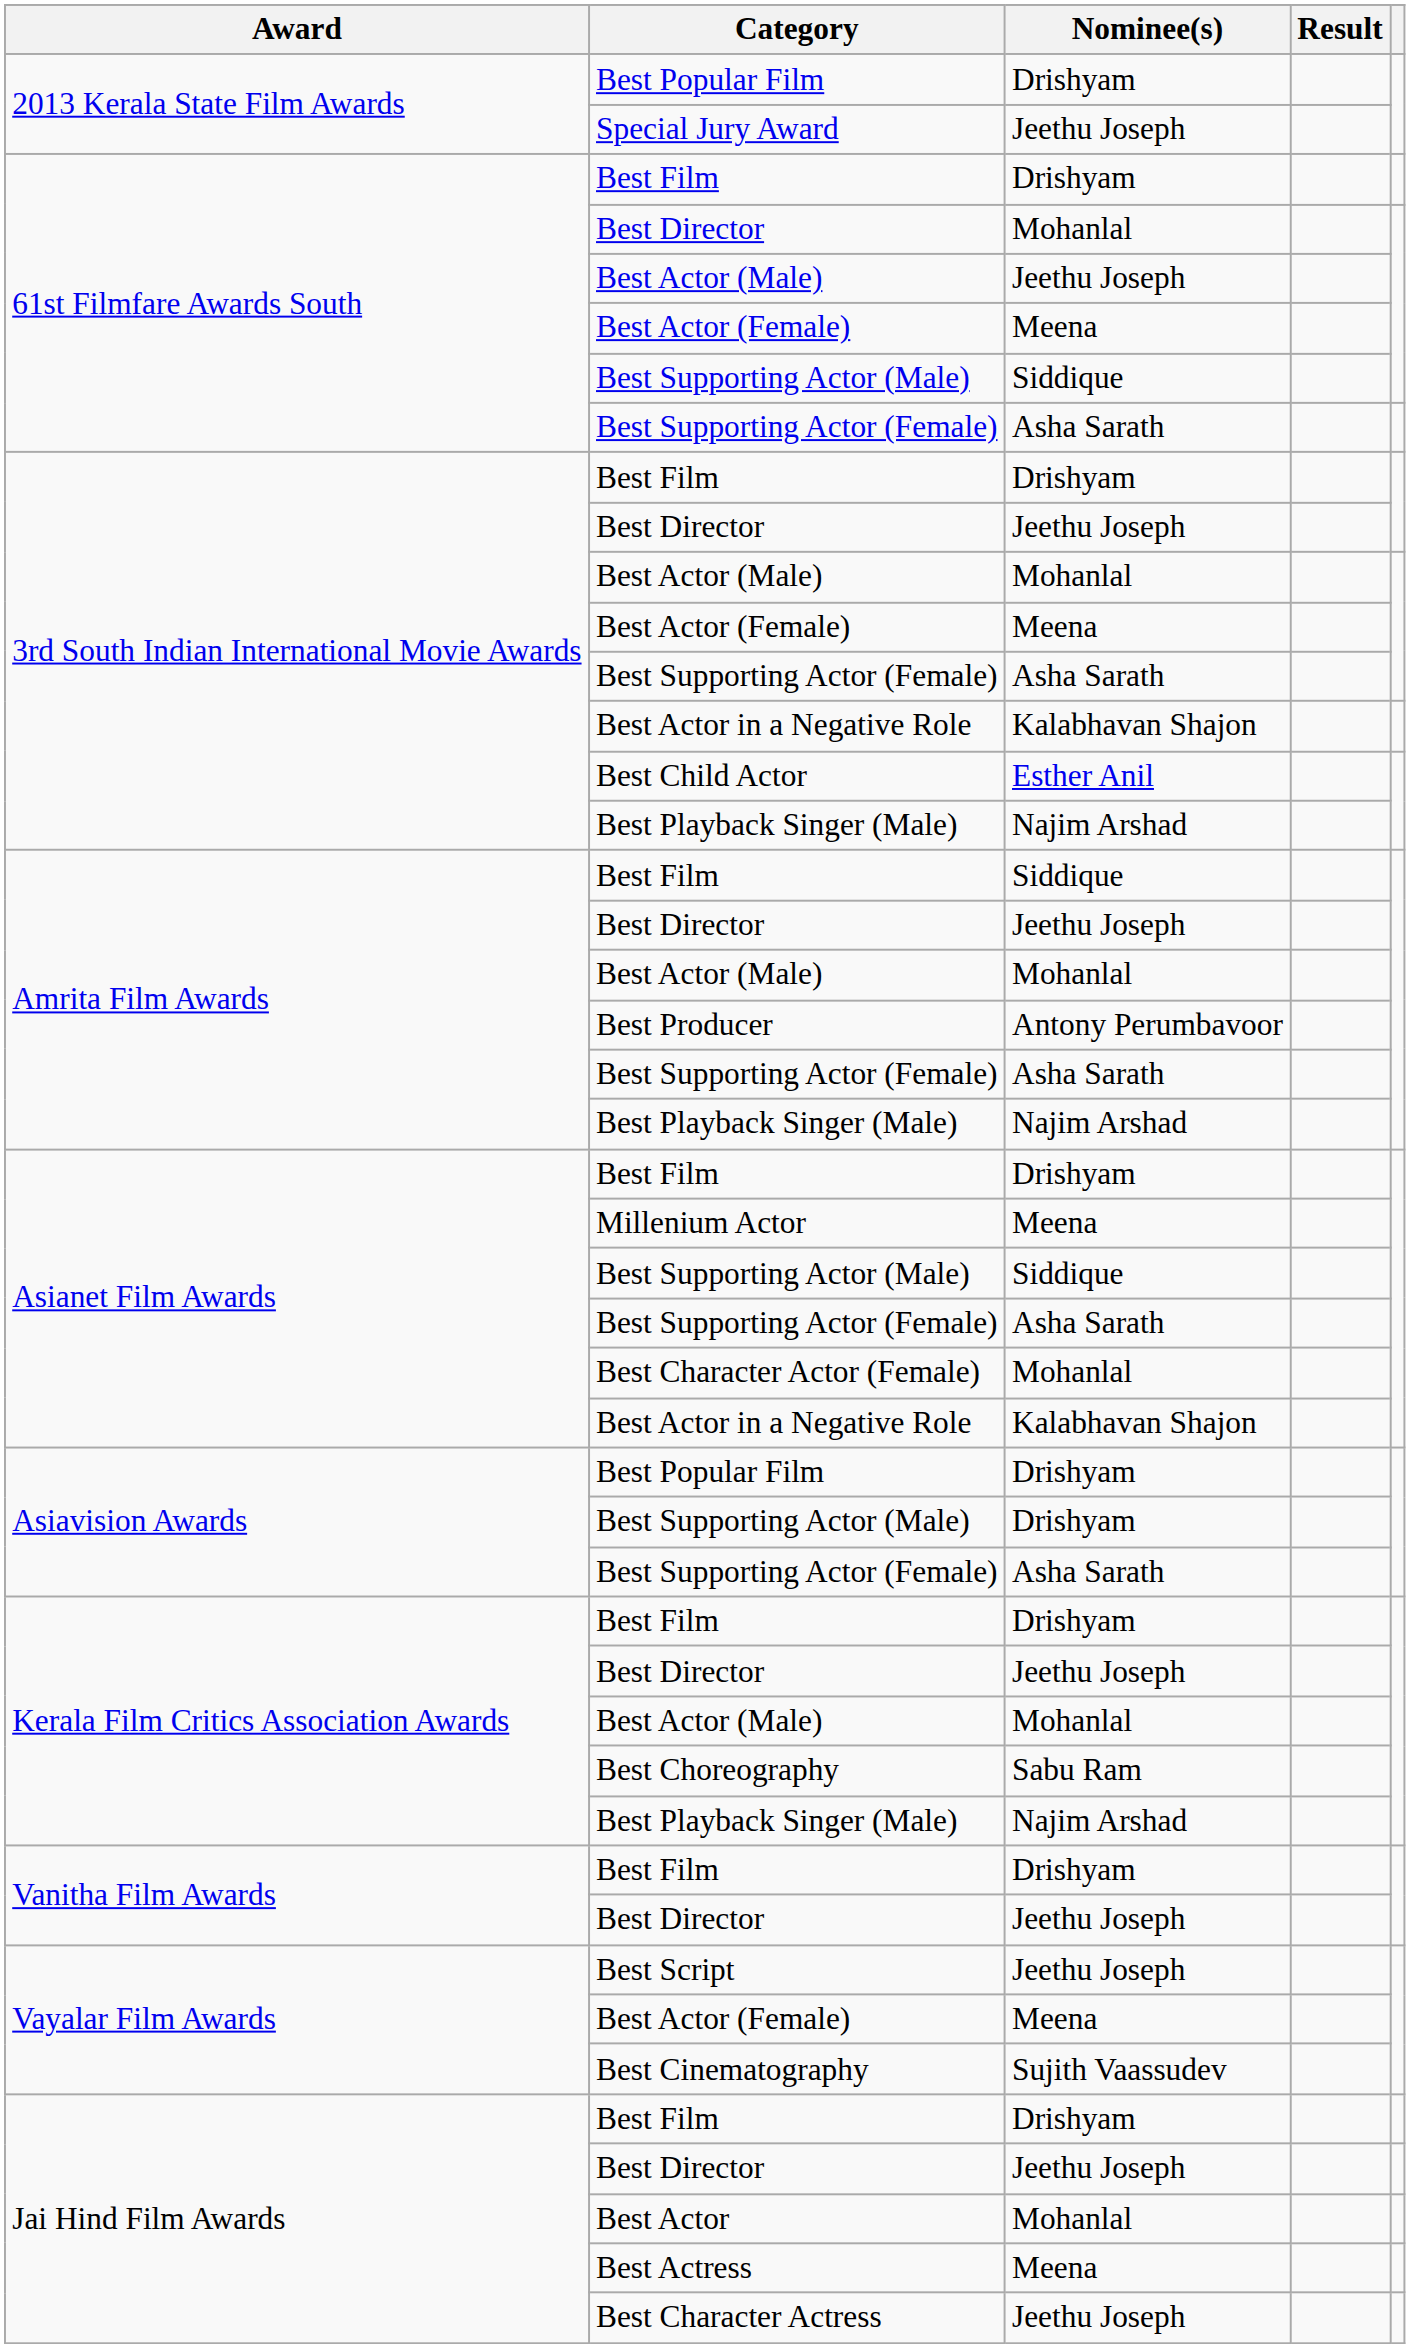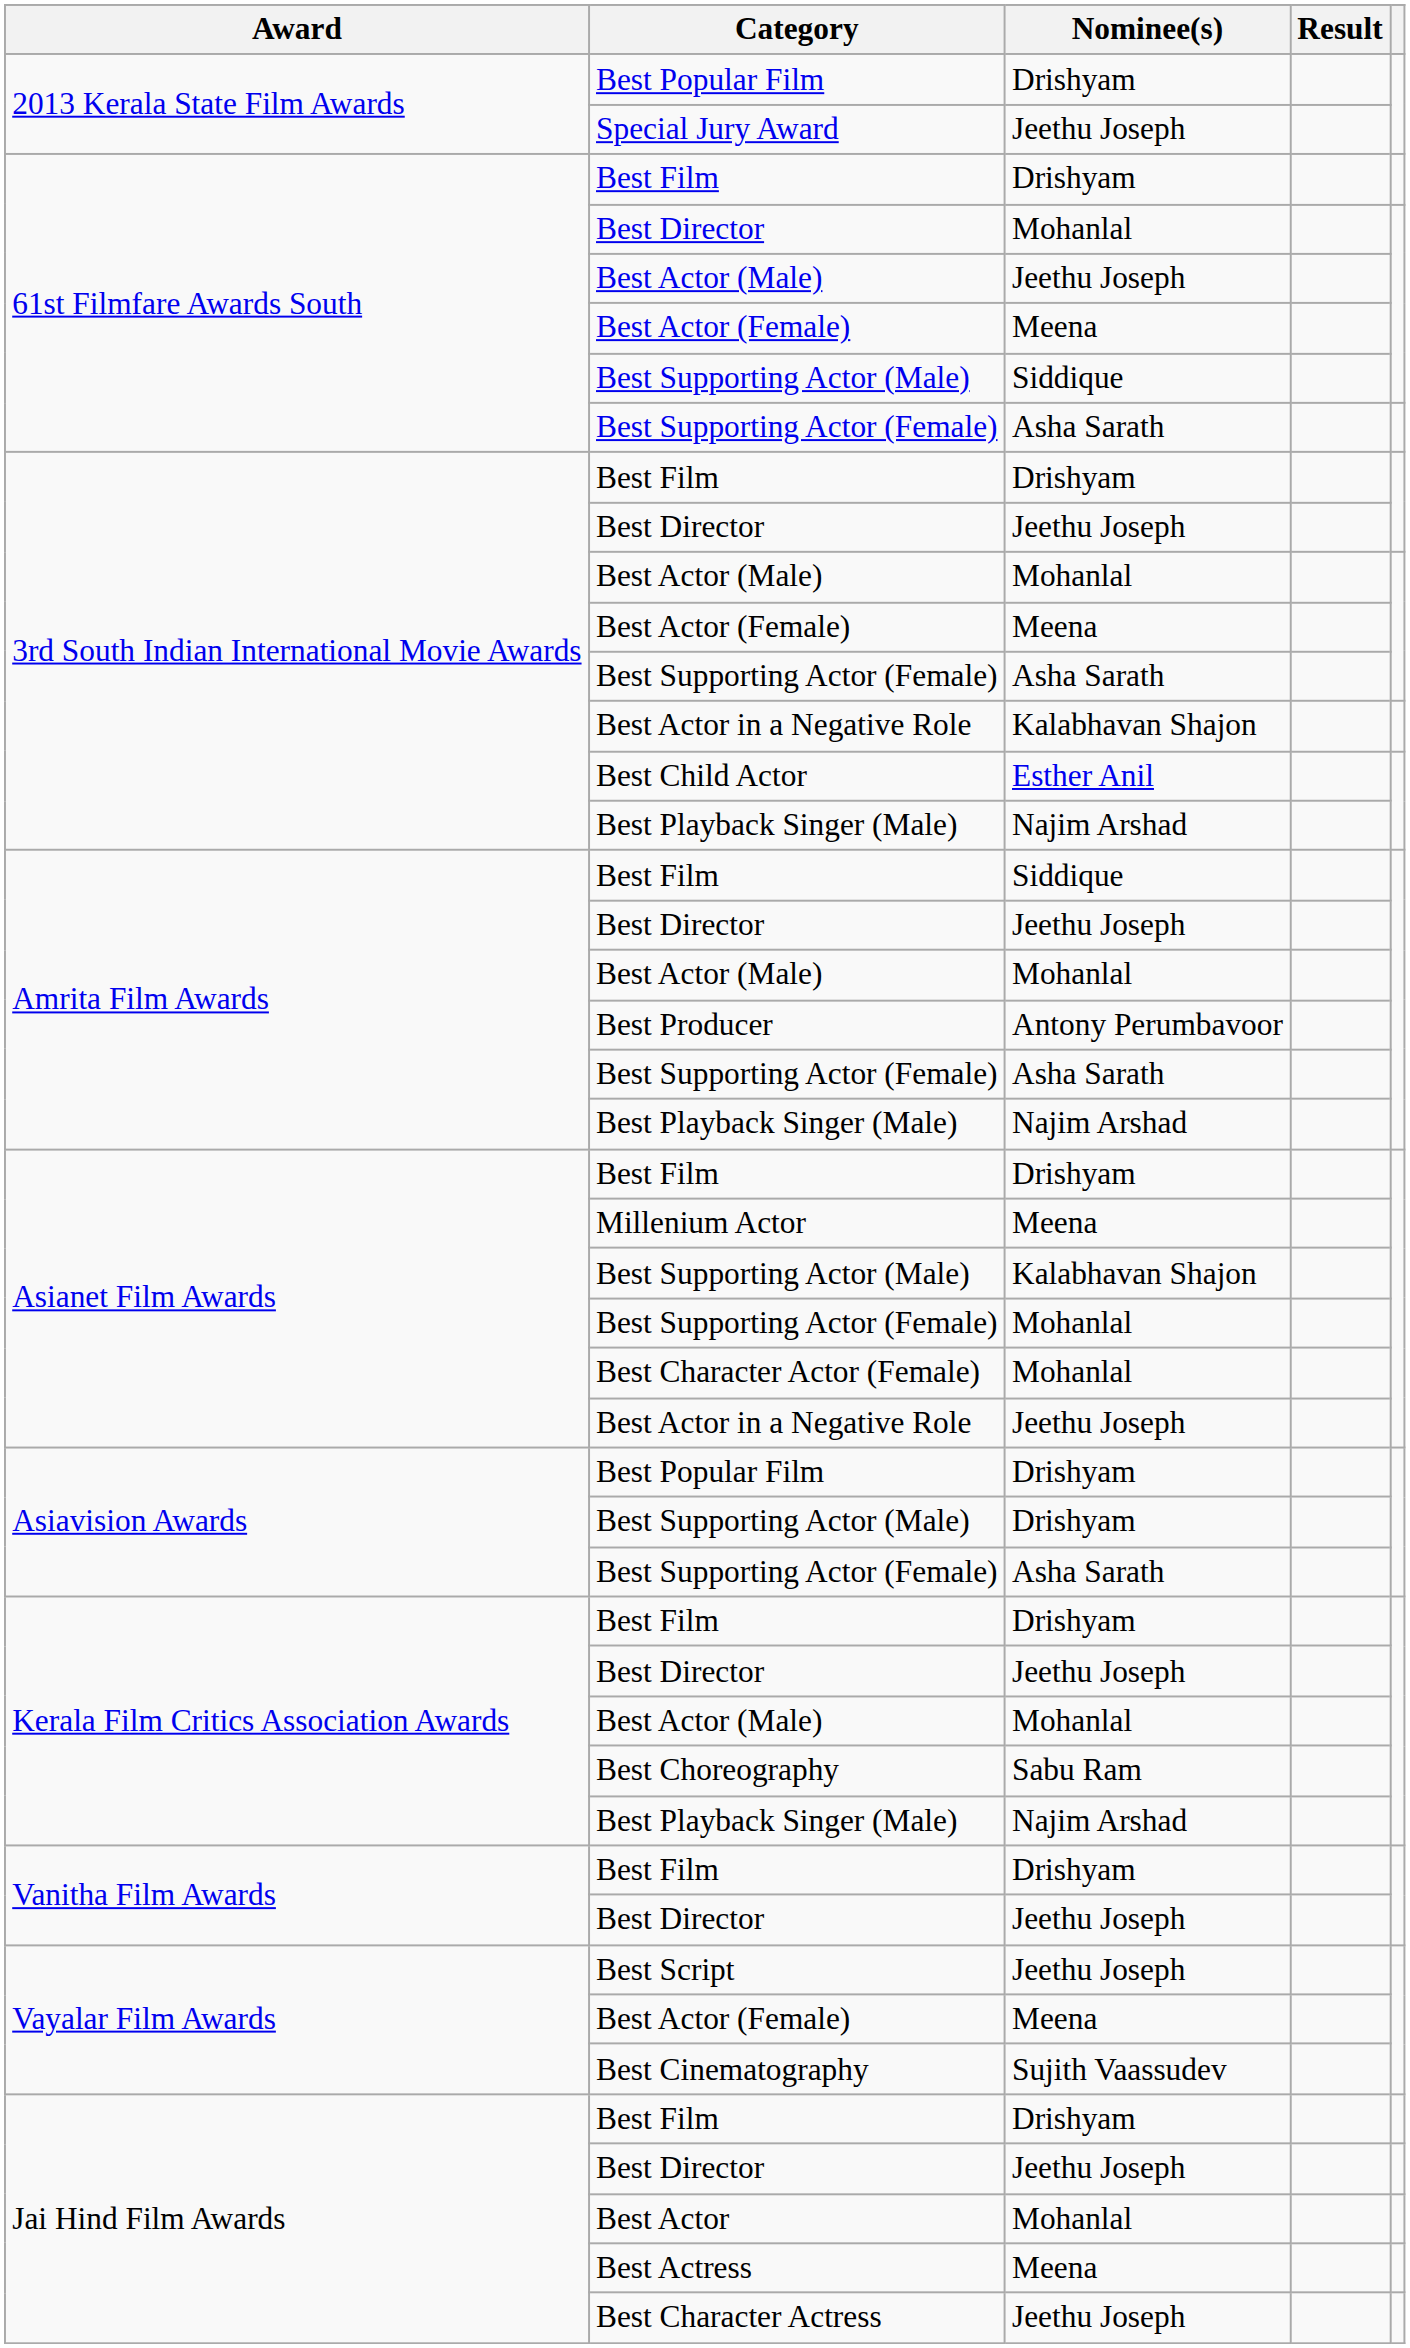(1068, 1272) Siddique -> (1134, 1272) Kalabhavan Shajon
(1088, 1322) Asha Sarath -> (1072, 1322) Mohanlal
(1134, 1421) Kalabhavan Shajon -> (1099, 1421) Jeethu Joseph
